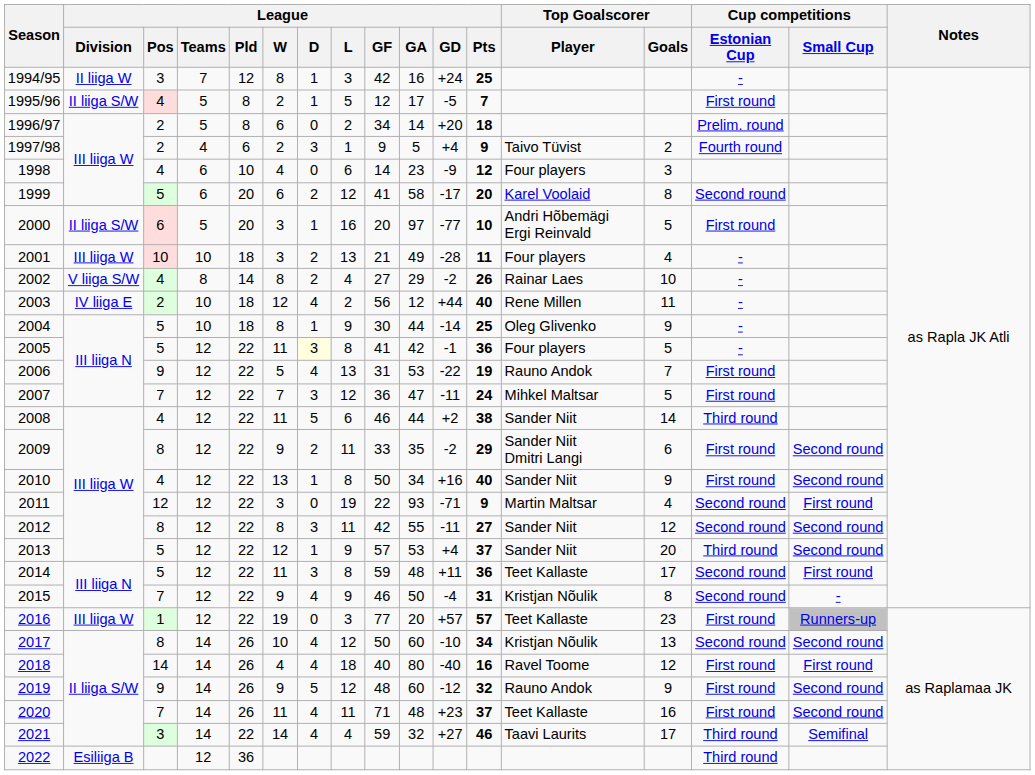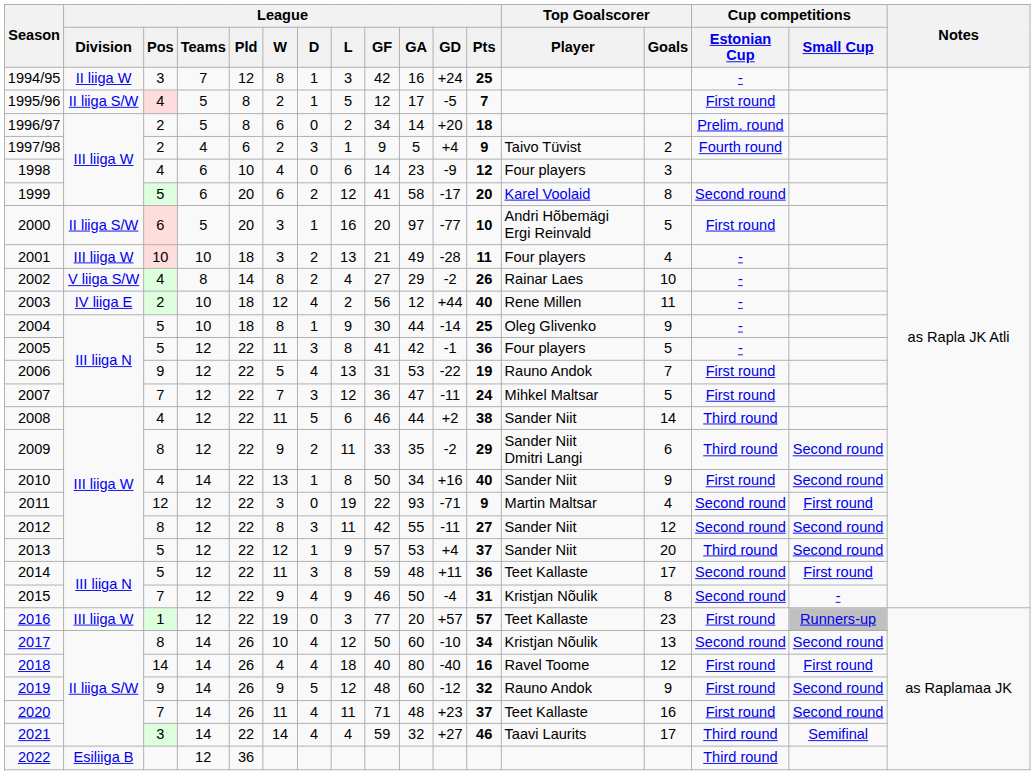(314, 348) lightyellow background -> (314, 348) no background
(740, 449) First round -> (740, 449) Third round
(203, 480) 12 -> (203, 480) 14
